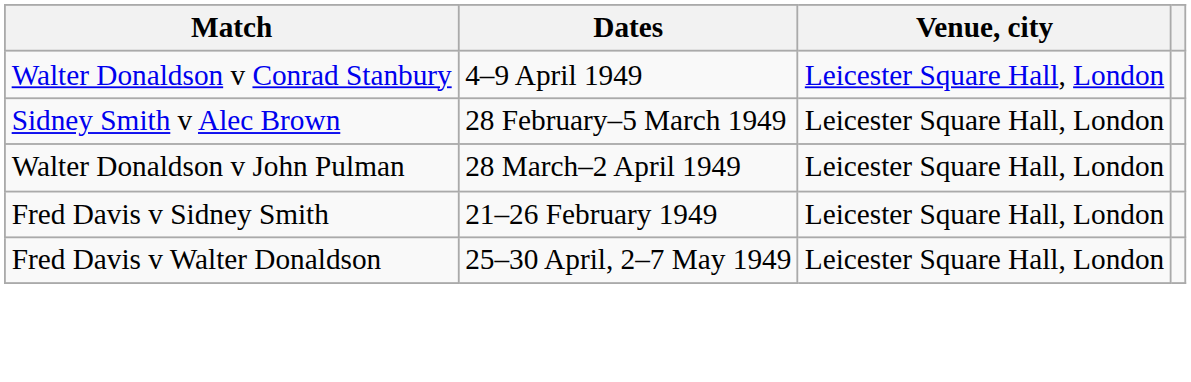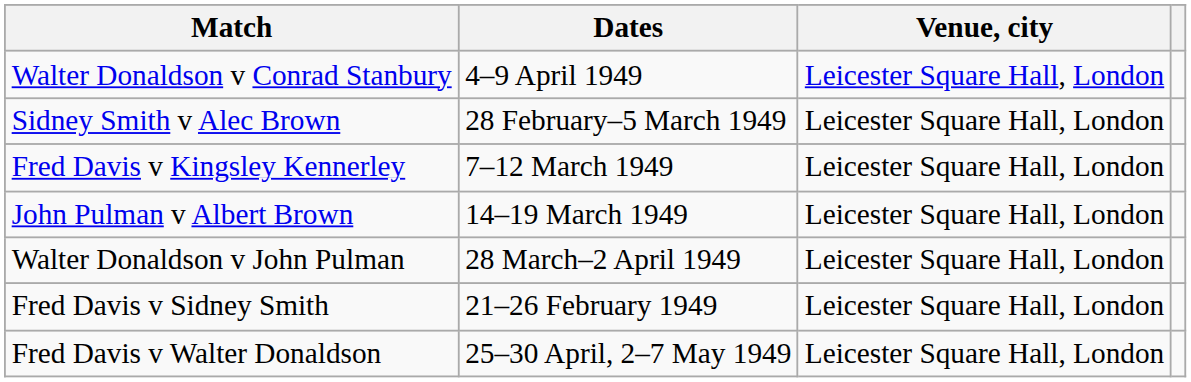+ row: (208, 167)
+ row: (182, 213)
